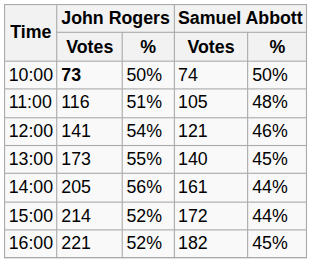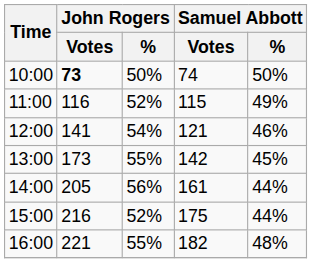(144, 103) 51% -> (144, 103) 52%
(193, 103) 105 -> (192, 103) 115
(270, 103) 48% -> (270, 103) 49%
(193, 159) 140 -> (193, 159) 142
(76, 215) 214 -> (76, 215) 216
(193, 215) 172 -> (193, 215) 175
(144, 243) 52% -> (144, 243) 55%
(270, 243) 45% -> (270, 243) 48%
